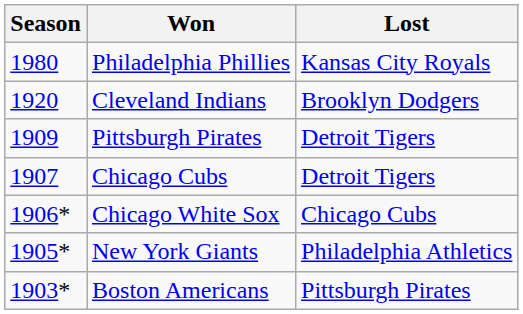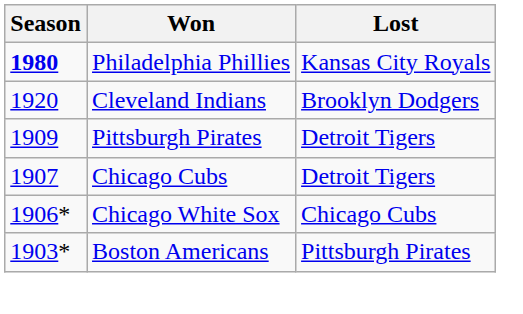(34, 61) normal -> (34, 61) bold
- row: (175, 251)
